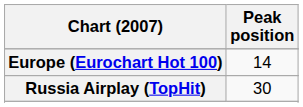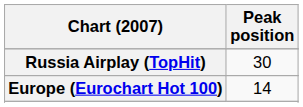rows swapped: (115, 62) <-> (115, 88)
